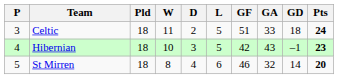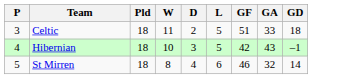- column: (321, 13)
